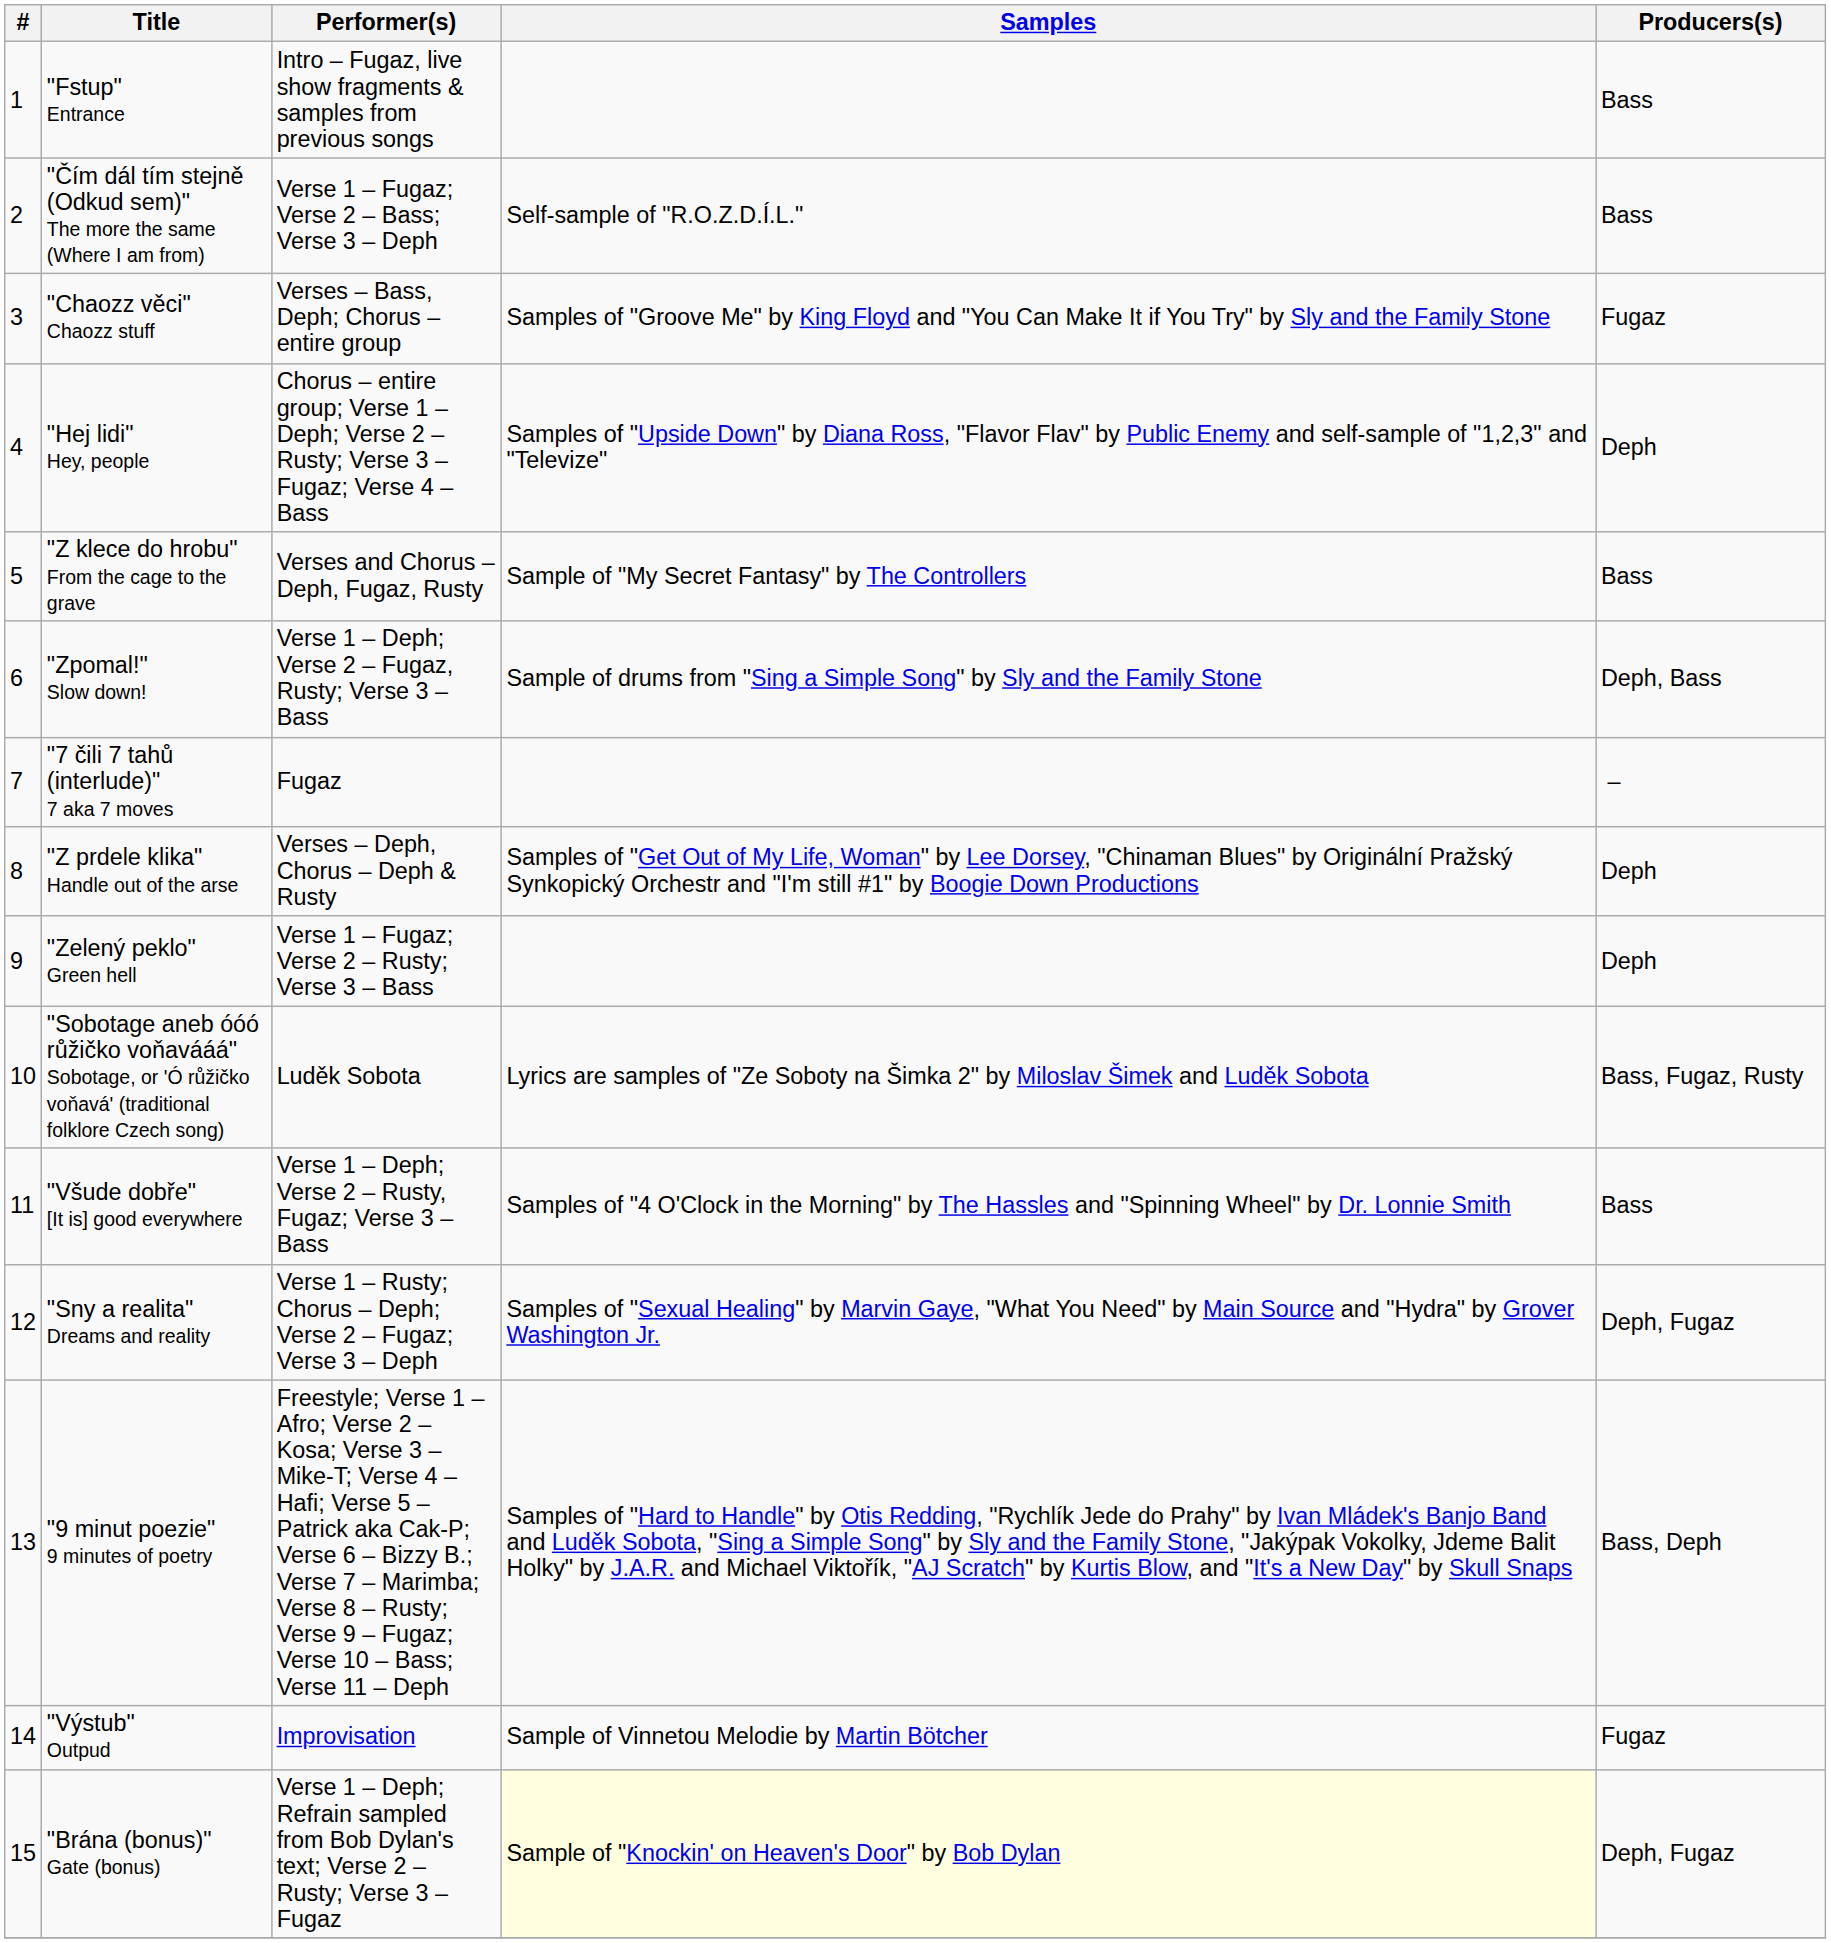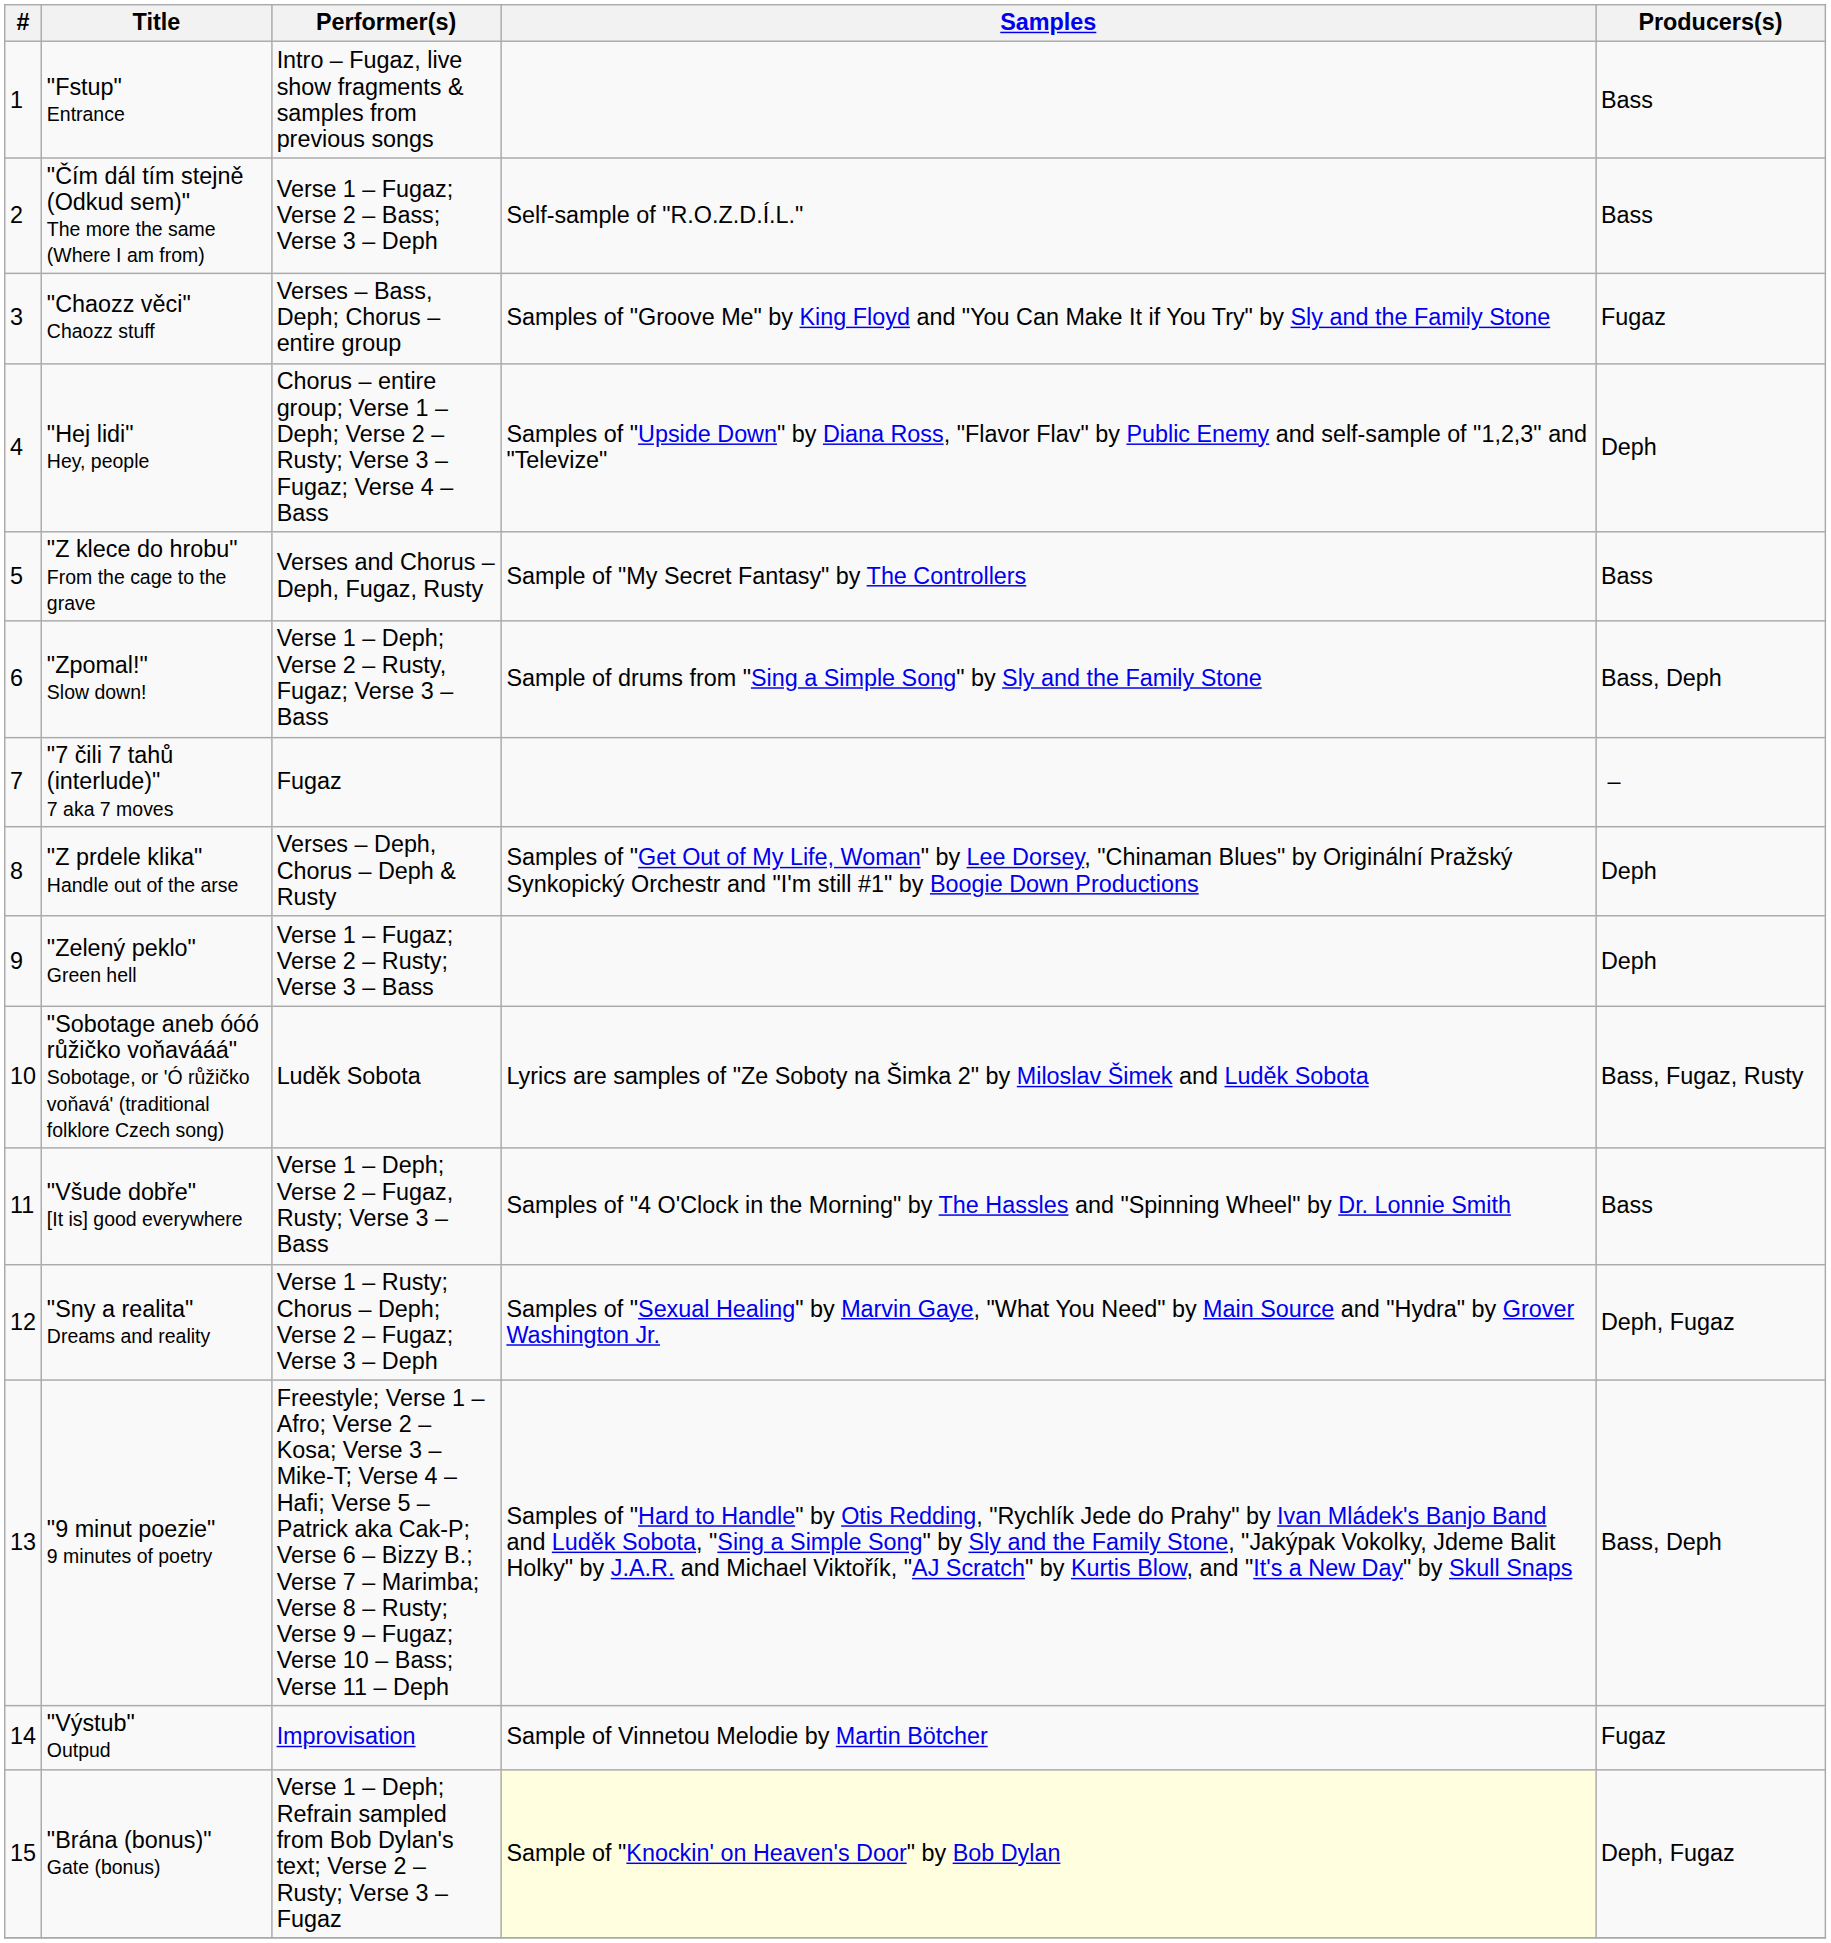(365, 678) Verse 1 – Deph; Verse 2 – Fugaz, Rusty; Verse 3 – Bass -> (365, 678) Verse 1 – Deph; Verse 2 – Rusty, Fugaz; Verse 3 – Bass
(1661, 678) Deph, Bass -> (1661, 678) Bass, Deph
(365, 1205) Verse 1 – Deph; Verse 2 – Rusty, Fugaz; Verse 3 – Bass -> (365, 1205) Verse 1 – Deph; Verse 2 – Fugaz, Rusty; Verse 3 – Bass
